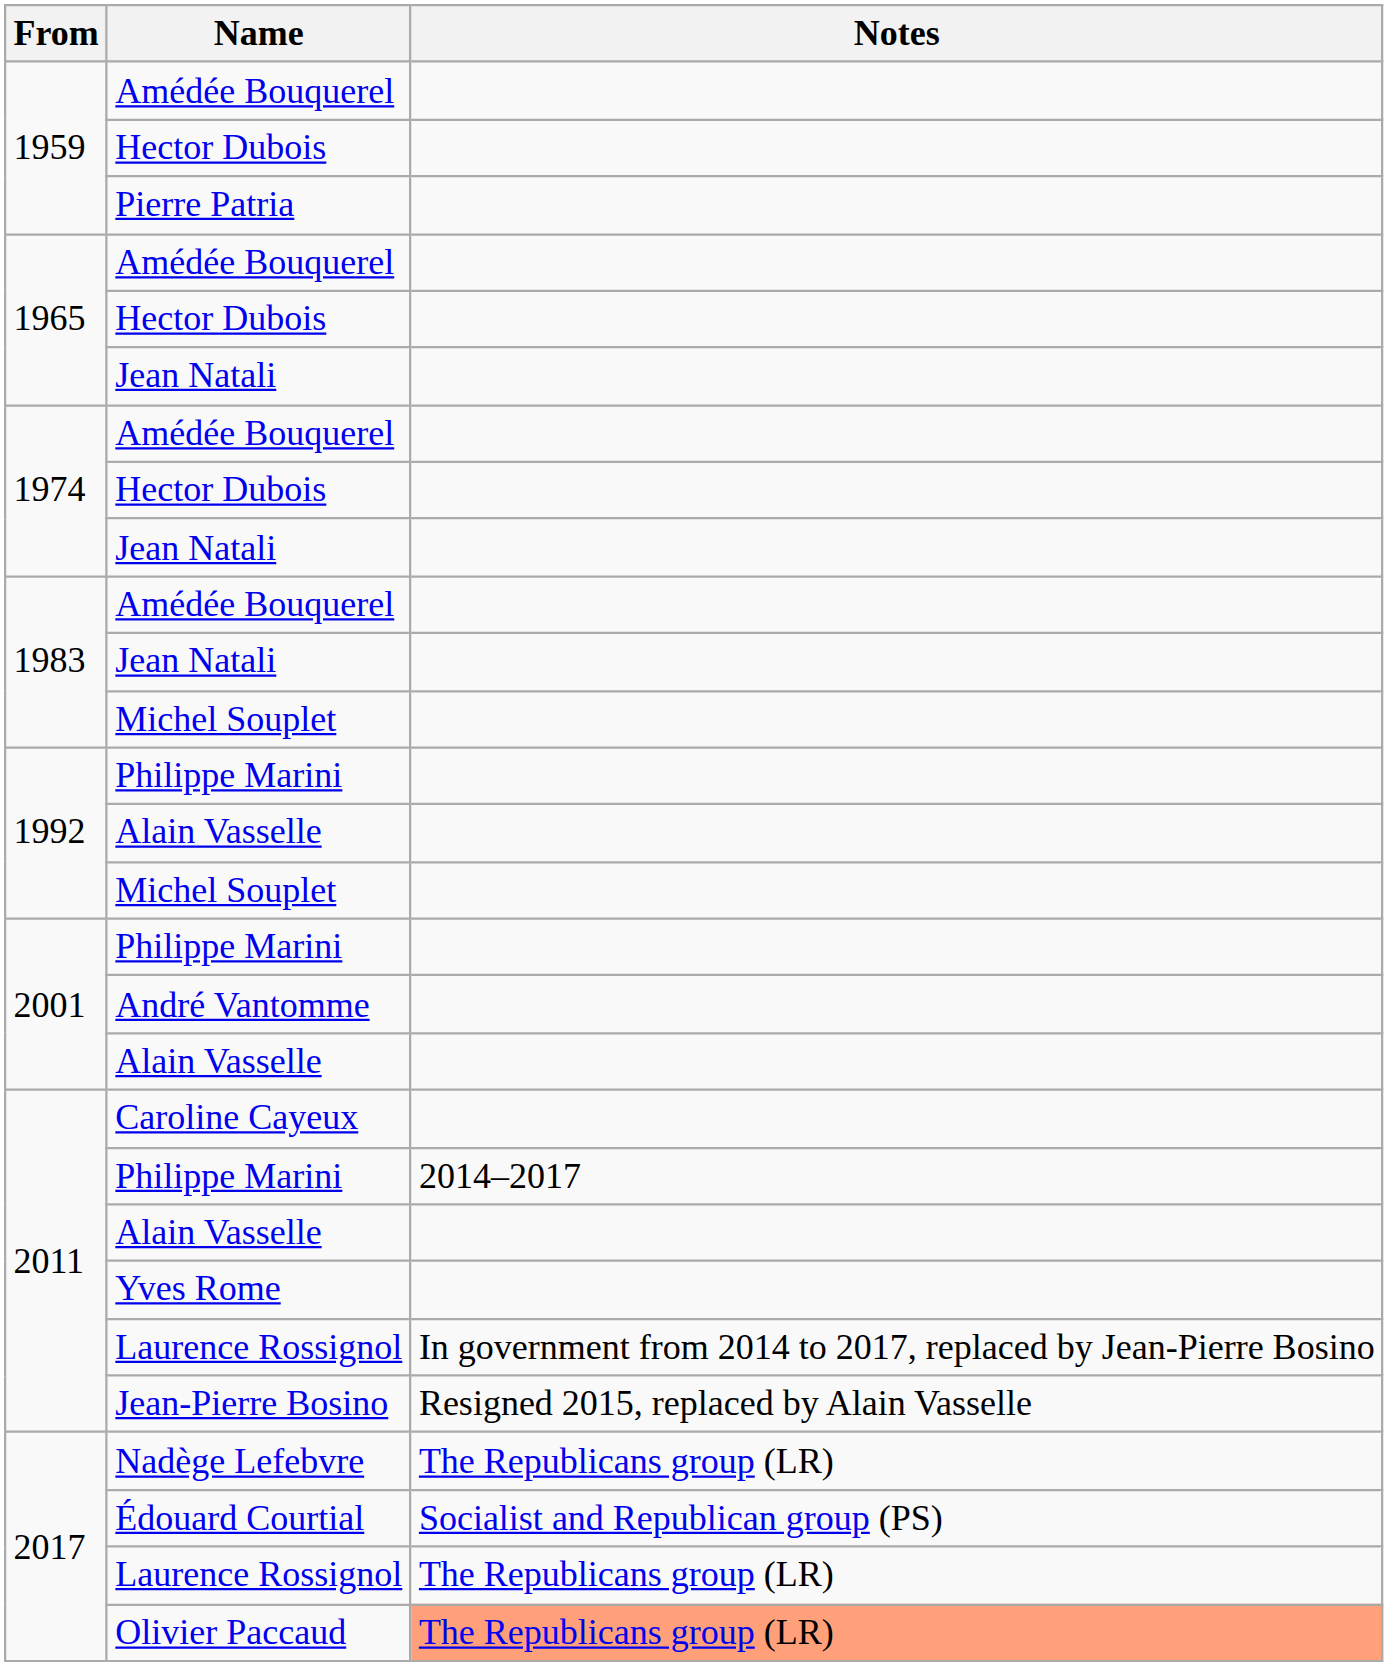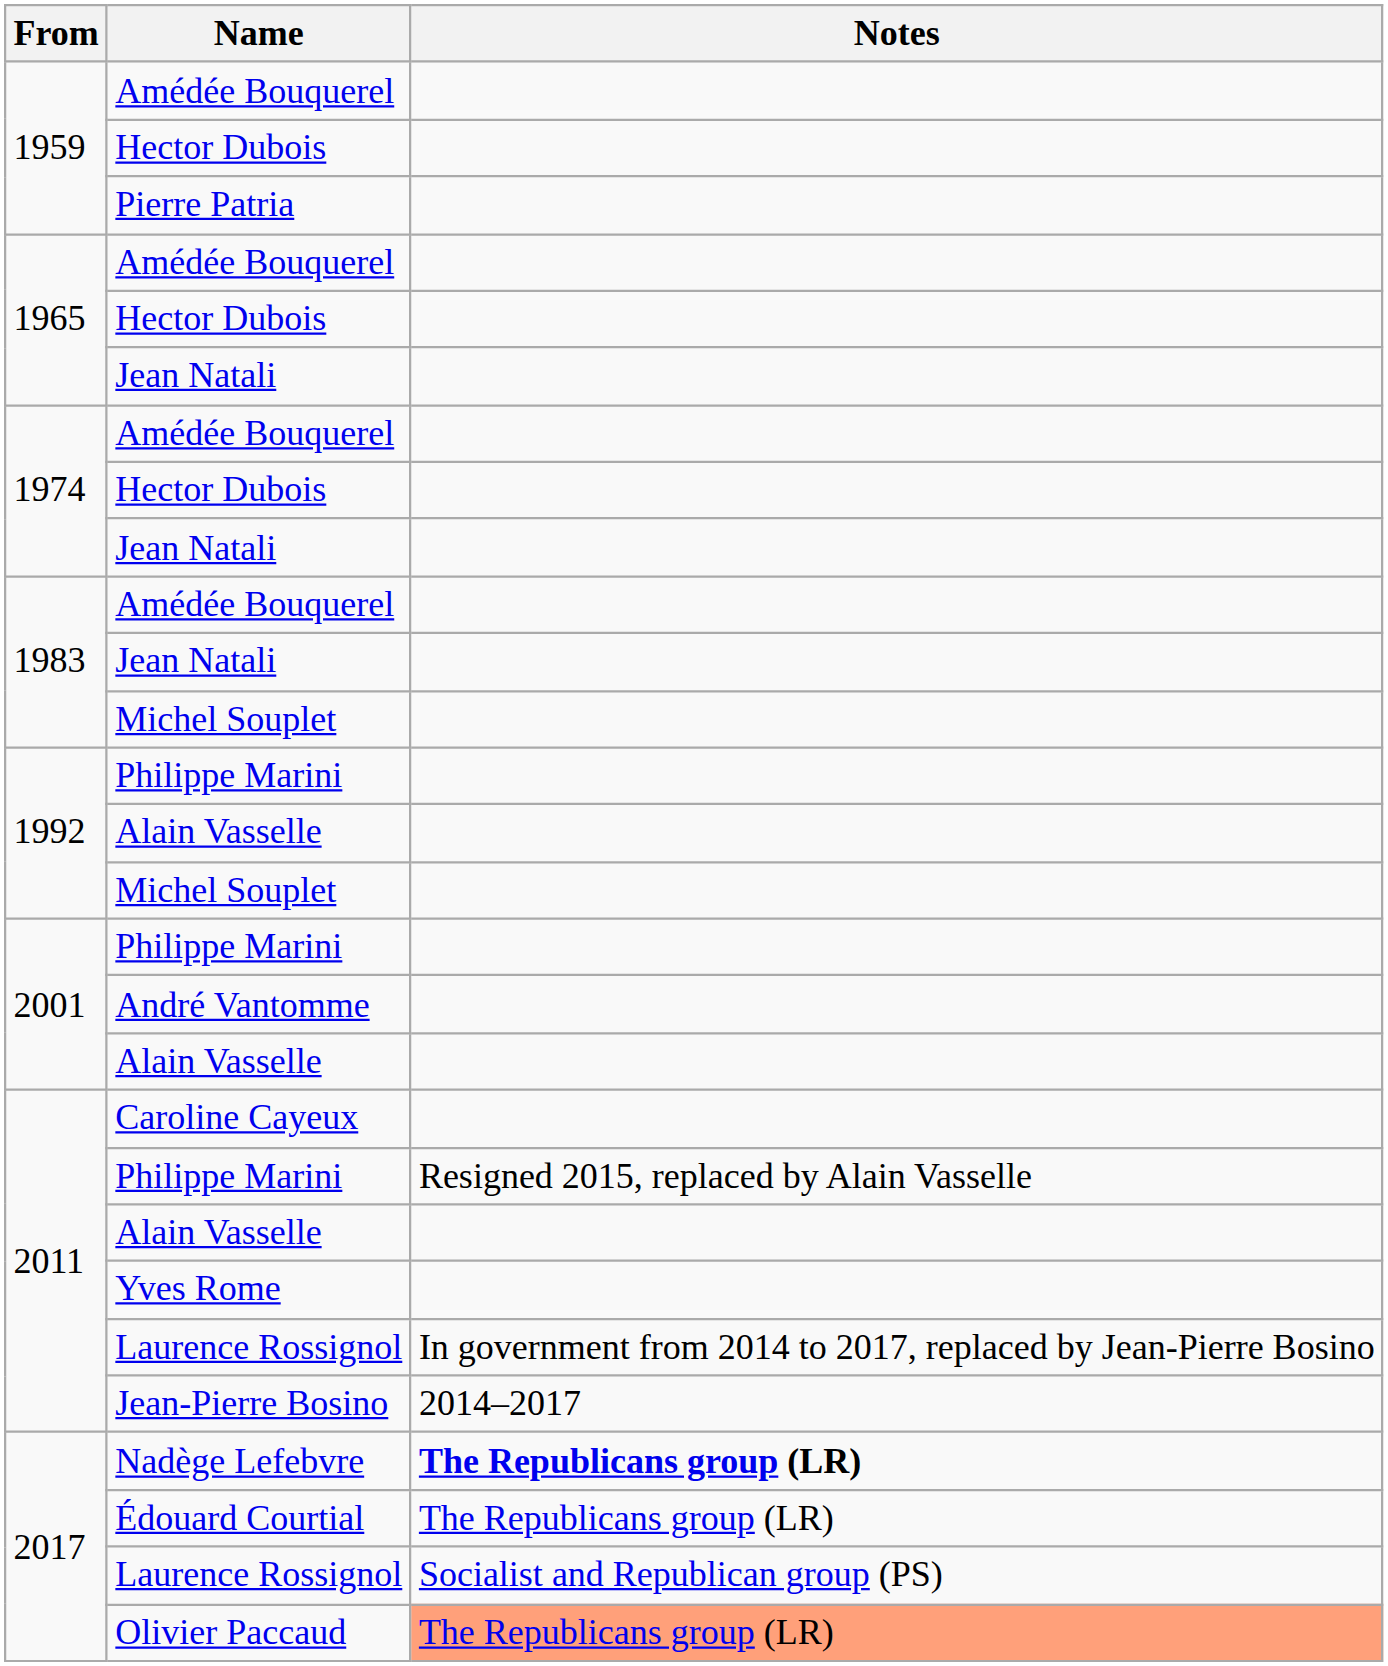(500, 1174) 2014–2017 -> (725, 1174) Resigned 2015, replaced by Alain Vasselle
(725, 1403) Resigned 2015, replaced by Alain Vasselle -> (500, 1403) 2014–2017
(626, 1460) normal -> (640, 1460) bold
(681, 1517) Socialist and Republican group (PS) -> (626, 1517) The Republicans group (LR)
(626, 1574) The Republicans group (LR) -> (681, 1574) Socialist and Republican group (PS)
